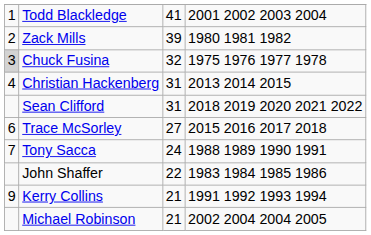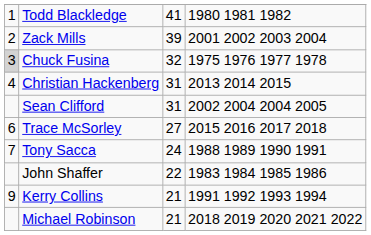(257, 15) 2001 2002 2003 2004 -> (240, 15) 1980 1981 1982
(240, 38) 1980 1981 1982 -> (257, 38) 2001 2002 2003 2004
(275, 106) 2018 2019 2020 2021 2022 -> (257, 106) 2002 2004 2004 2005
(257, 219) 2002 2004 2004 2005 -> (275, 219) 2018 2019 2020 2021 2022
